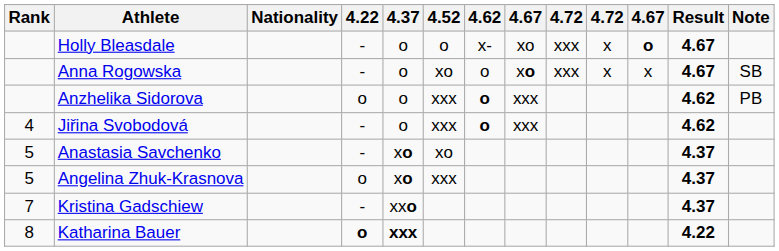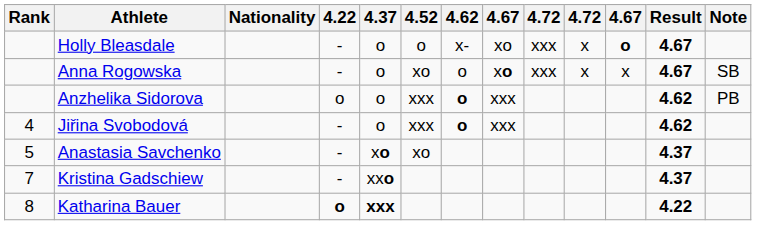- row: (151, 179)
